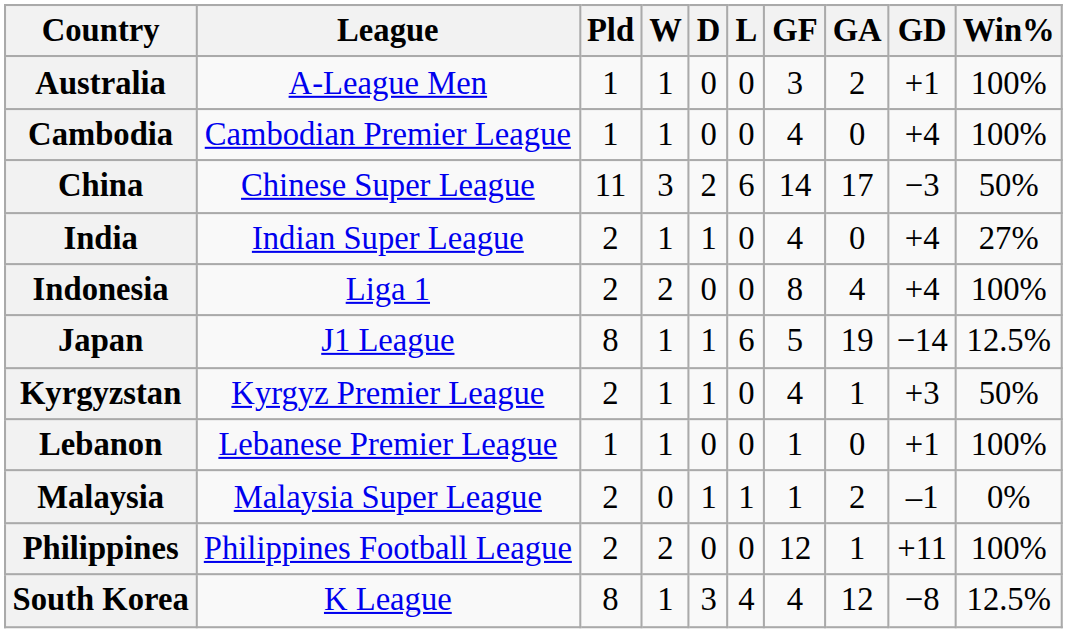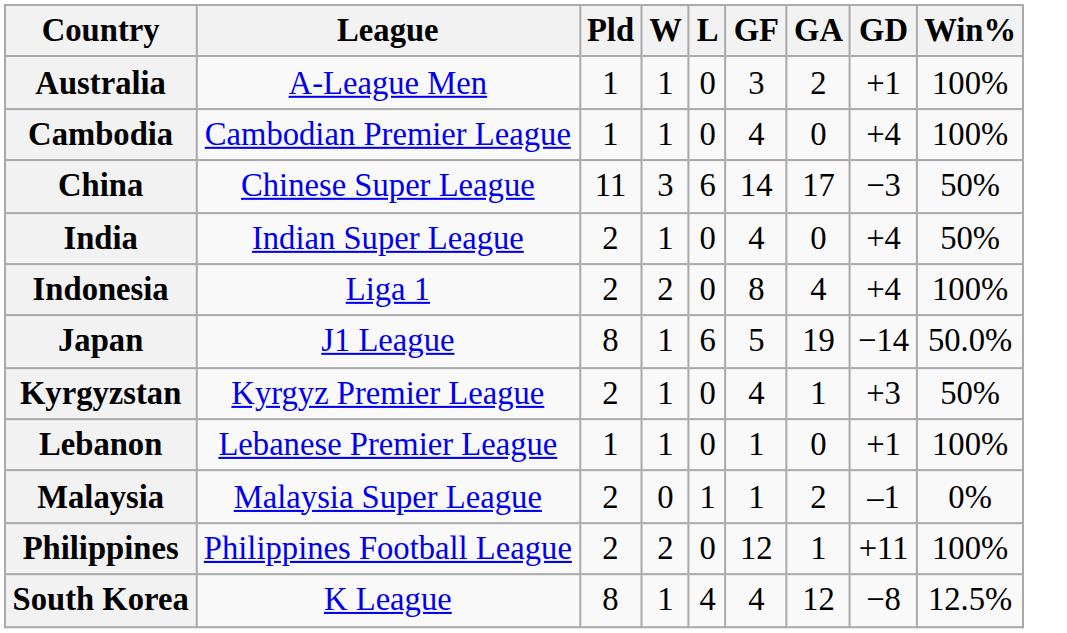- column: (709, 30)
(1009, 237) 27% -> (970, 237) 50%
(1009, 340) 12.5% -> (970, 340) 50.0%
